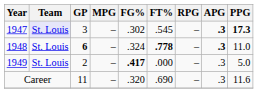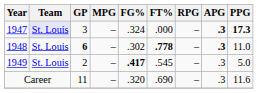(136, 29) .302 -> (136, 29) .324
(164, 29) .545 -> (164, 29) .000
(136, 46) .324 -> (136, 46) .302
(164, 63) .000 -> (164, 63) .545
